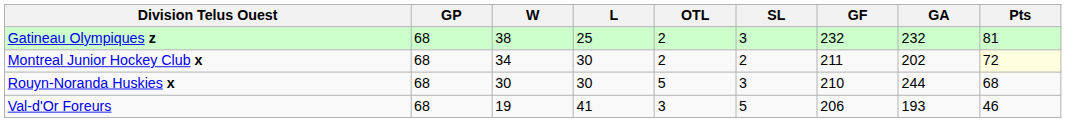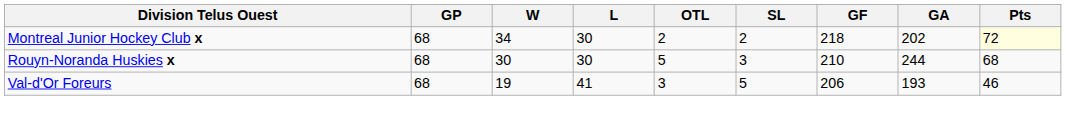- row: (82, 38)
(832, 60) 211 -> (832, 38) 218
